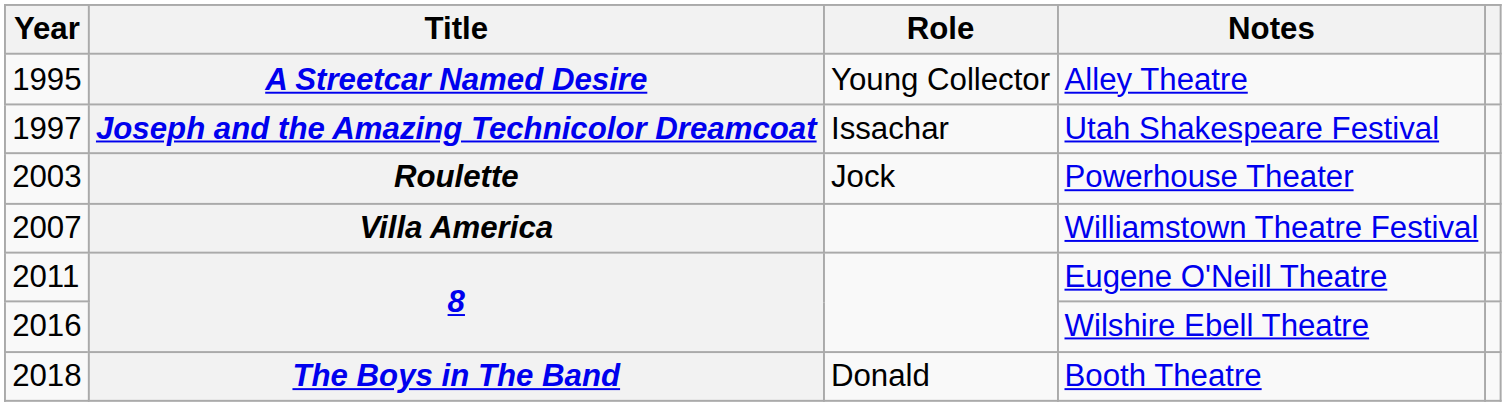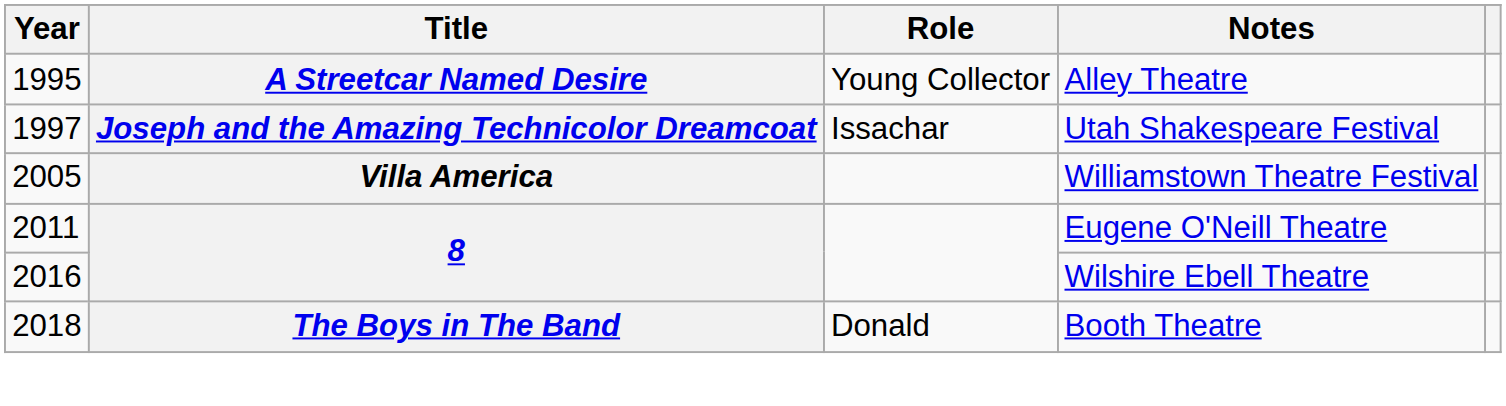- row: (1209, 177)
(47, 227) 2007 -> (47, 177) 2005
